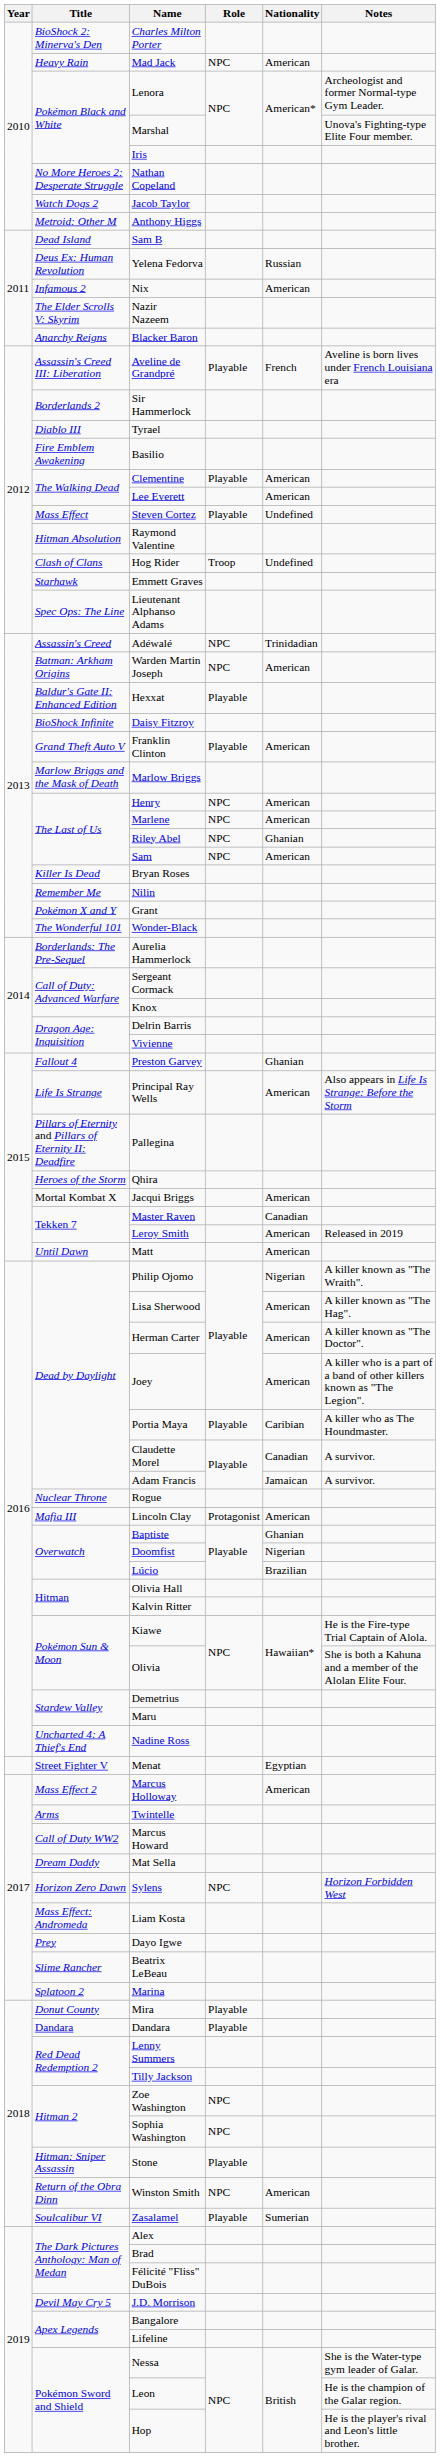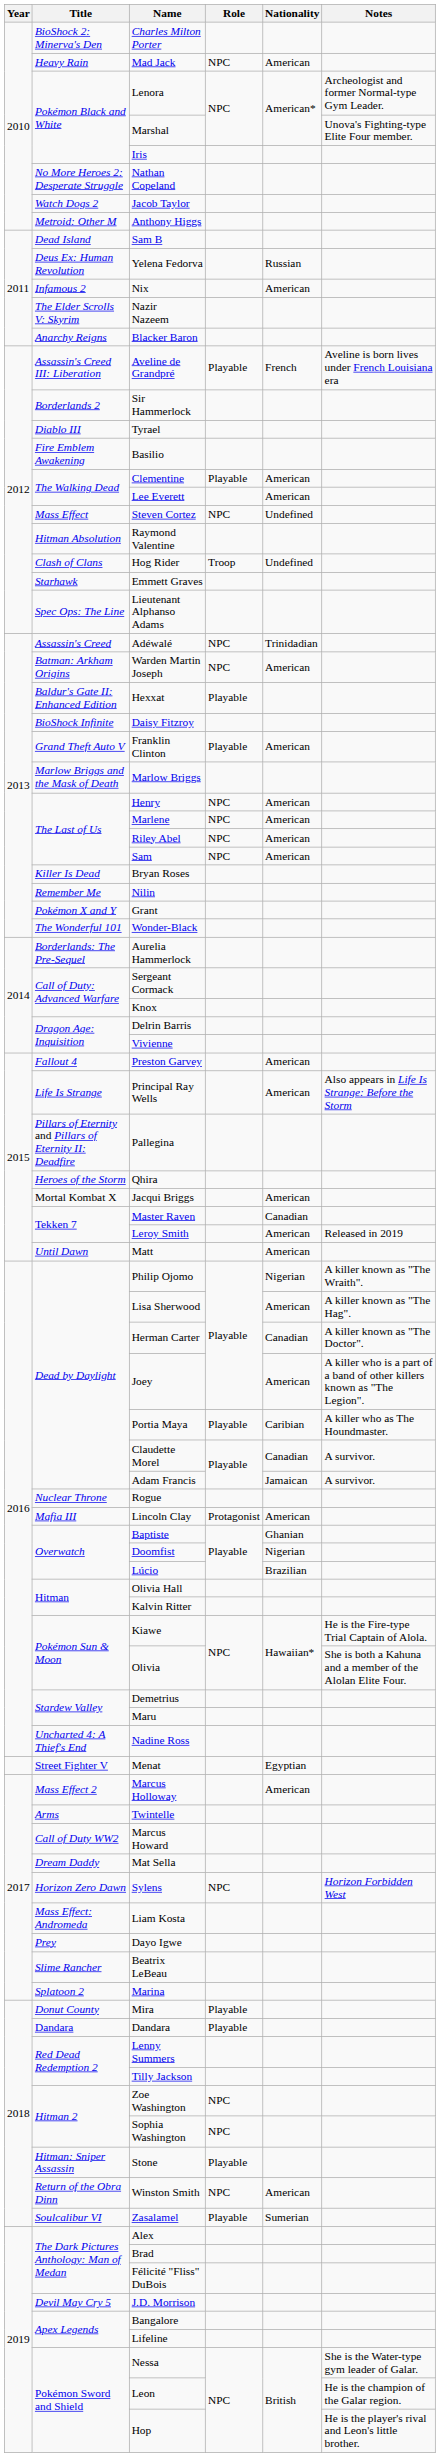(228, 514) Playable -> (219, 514) NPC
(284, 838) Ghanian -> (287, 838) American
(284, 1061) Ghanian -> (287, 1061) American
(287, 1337) American -> (287, 1337) Canadian
